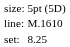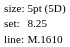rows swapped: (12, 39) <-> (14, 23)
